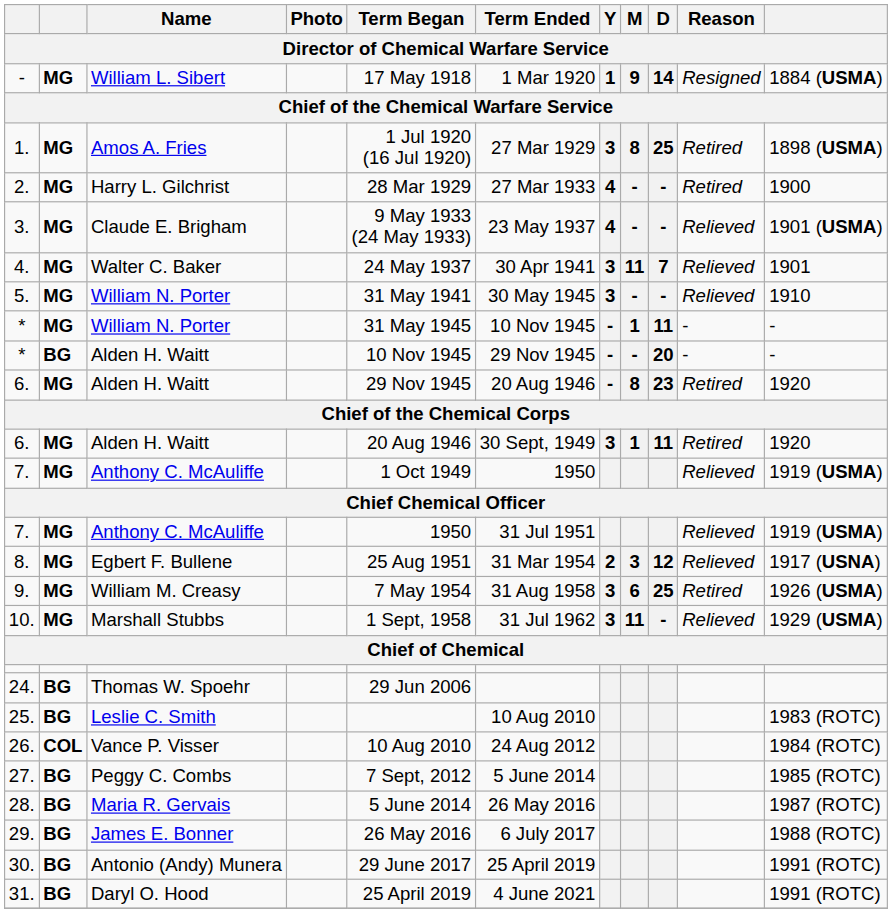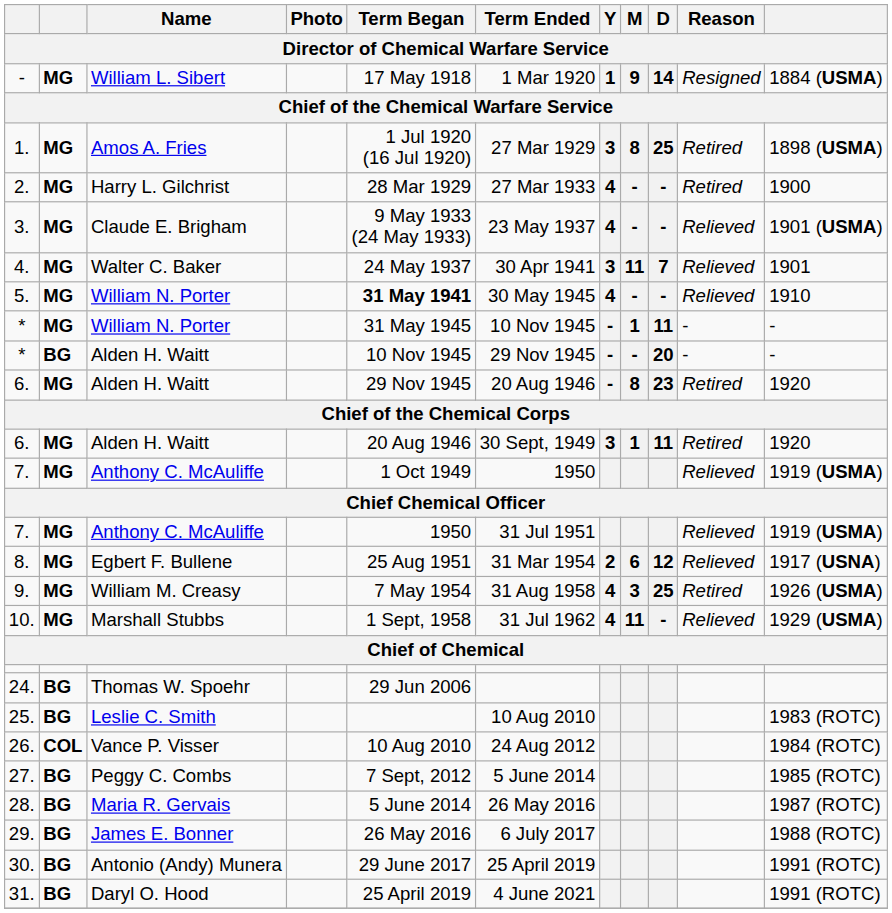(418, 296) normal -> (417, 296) bold
(610, 296) 3 -> (610, 296) 4
(635, 561) 3 -> (635, 561) 6
(610, 590) 3 -> (610, 590) 4
(635, 590) 6 -> (635, 590) 3
(610, 620) 3 -> (610, 620) 4
